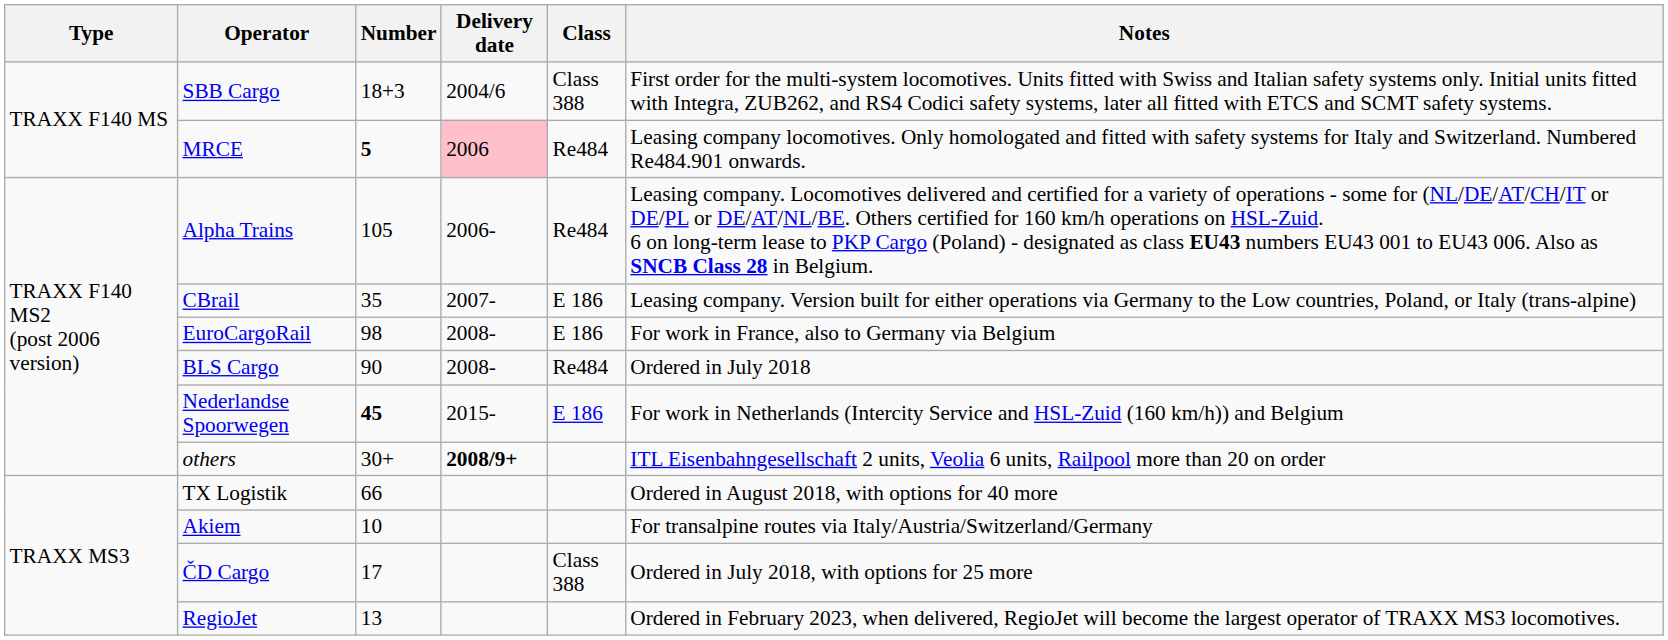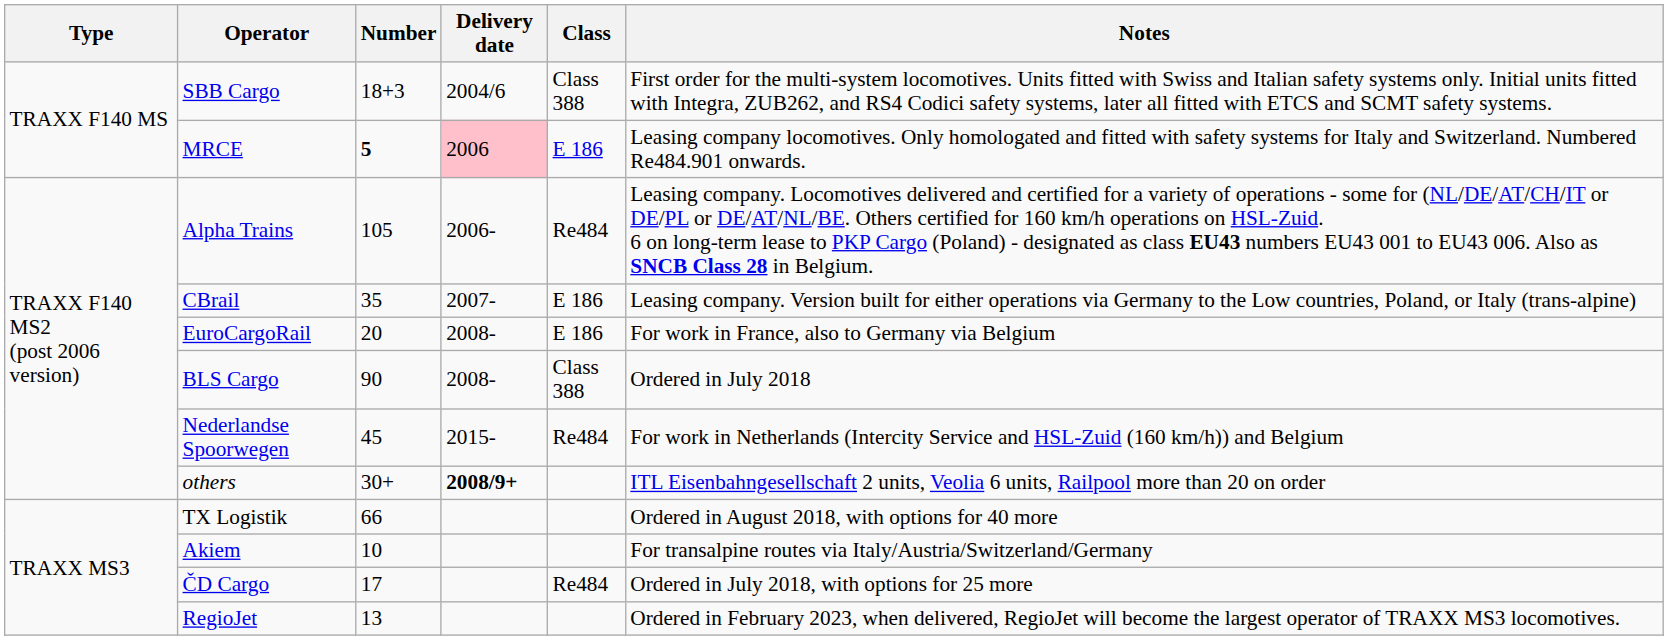(580, 148) Re484 -> (578, 148) E 186
(371, 333) 98 -> (371, 333) 20
(580, 367) Re484 -> (576, 379) Class 388
(371, 413) bold -> (371, 437) normal
(578, 413) E 186 -> (580, 437) Re484
(576, 572) Class 388 -> (580, 584) Re484
